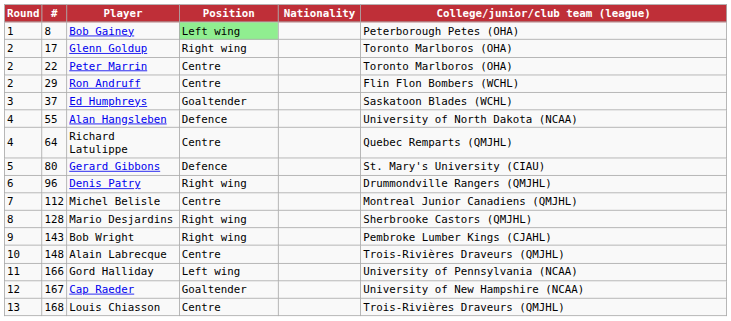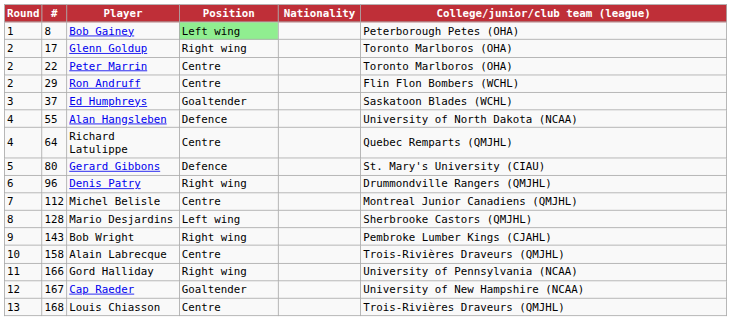(214, 219) Right wing -> (211, 219) Left wing
(54, 254) 148 -> (54, 254) 158
(211, 272) Left wing -> (214, 272) Right wing
